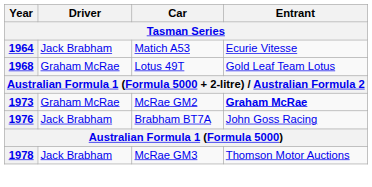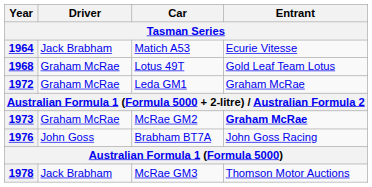+ row: (21, 84)
(76, 119) Jack Brabham -> (67, 137) John Goss
